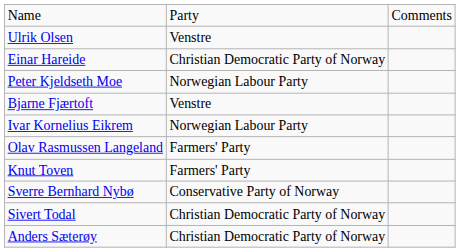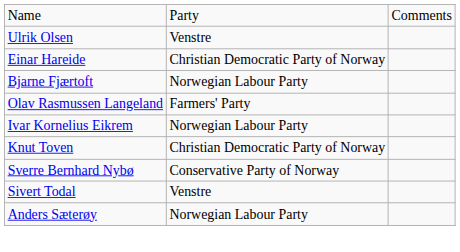- row: (65, 81)
(190, 103) Venstre -> (239, 81) Norwegian Labour Party
rows swapped: (85, 147) <-> (70, 125)
(210, 170) Farmers' Party -> (277, 147) Christian Democratic Party of Norway
(277, 214) Christian Democratic Party of Norway -> (190, 192) Venstre
(277, 236) Christian Democratic Party of Norway -> (239, 214) Norwegian Labour Party
